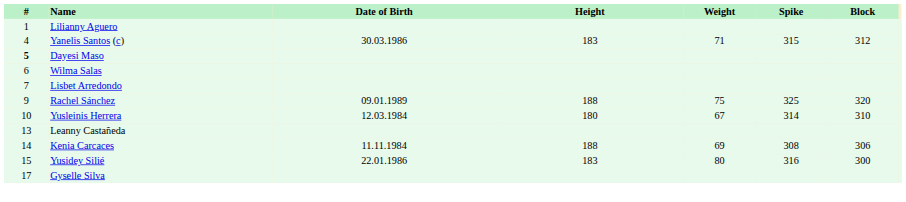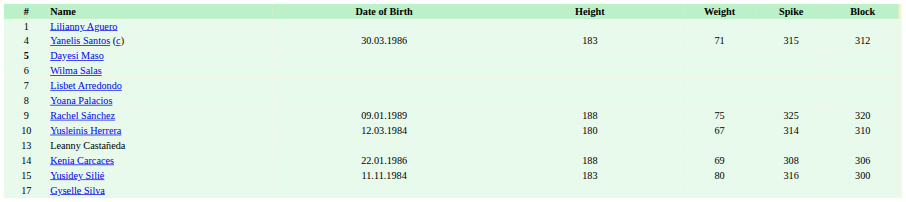+ row: (81, 101)
(384, 145) 11.11.1984 -> (384, 160) 22.01.1986
(384, 160) 22.01.1986 -> (384, 175) 11.11.1984
